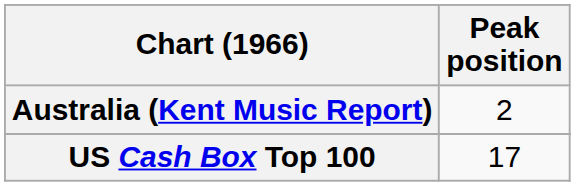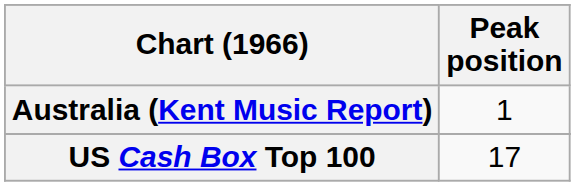(504, 109) 2 -> (504, 109) 1
